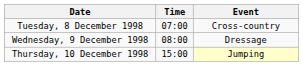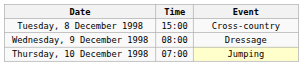(175, 26) 07:00 -> (175, 26) 15:00
(175, 54) 15:00 -> (175, 54) 07:00
